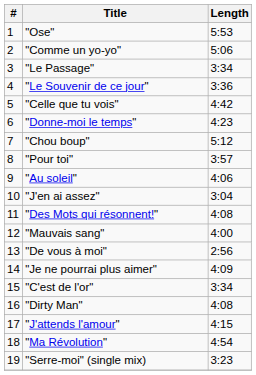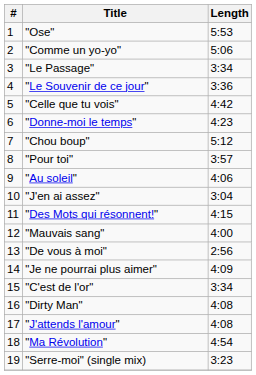(222, 214) 4:08 -> (222, 214) 4:15
(222, 324) 4:15 -> (222, 324) 4:08
